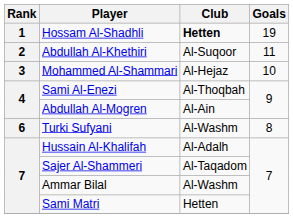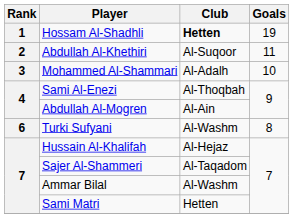(206, 71) Al-Hejaz -> (206, 71) Al-Adalh
(206, 147) Al-Adalh -> (206, 147) Al-Hejaz
